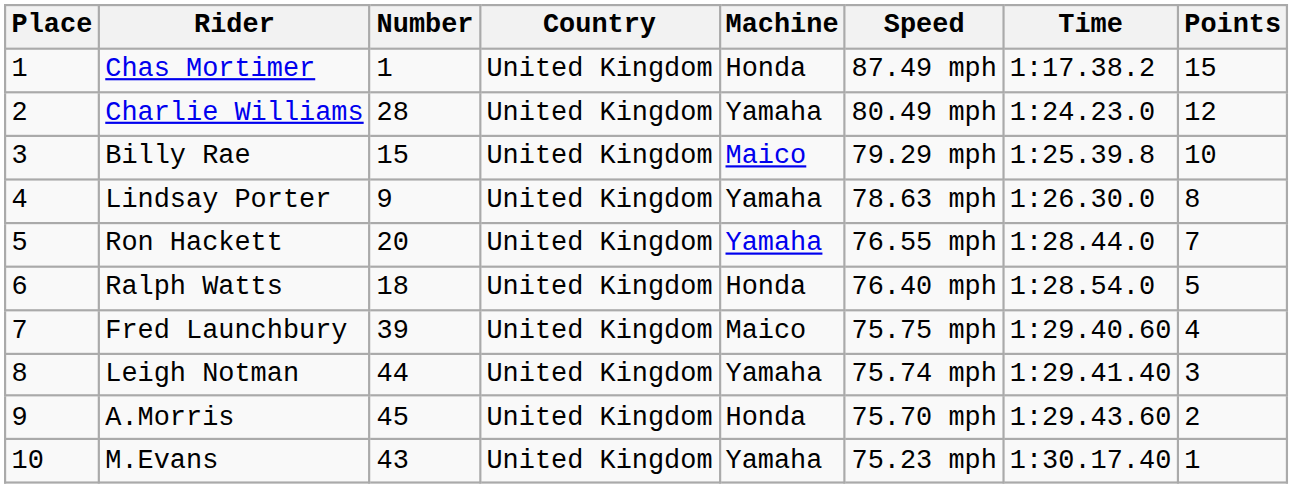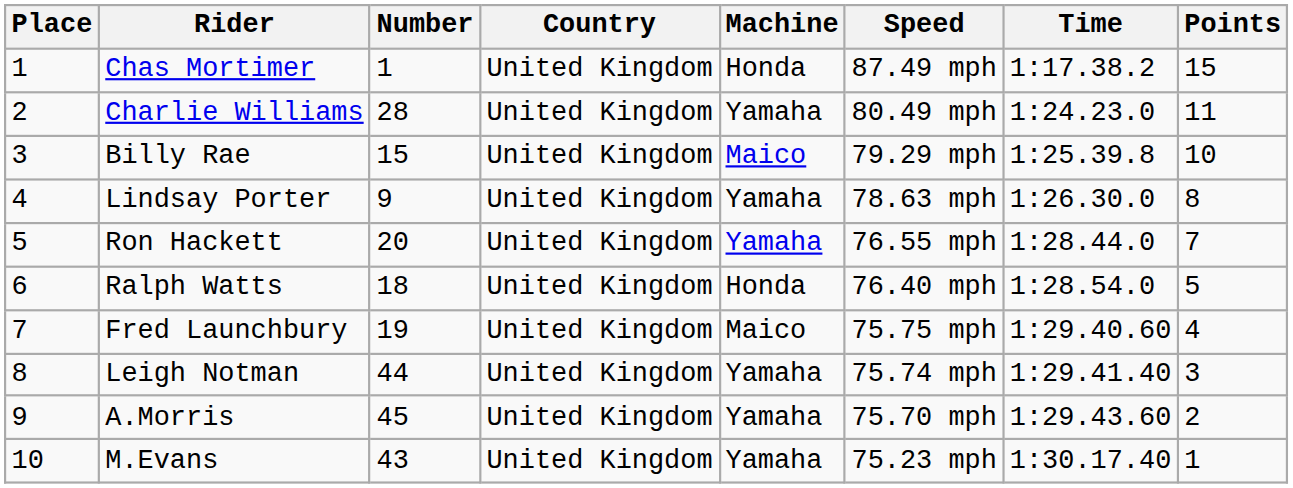(1200, 114) 12 -> (1200, 114) 11
(393, 331) 39 -> (393, 331) 19
(766, 418) Honda -> (774, 418) Yamaha
